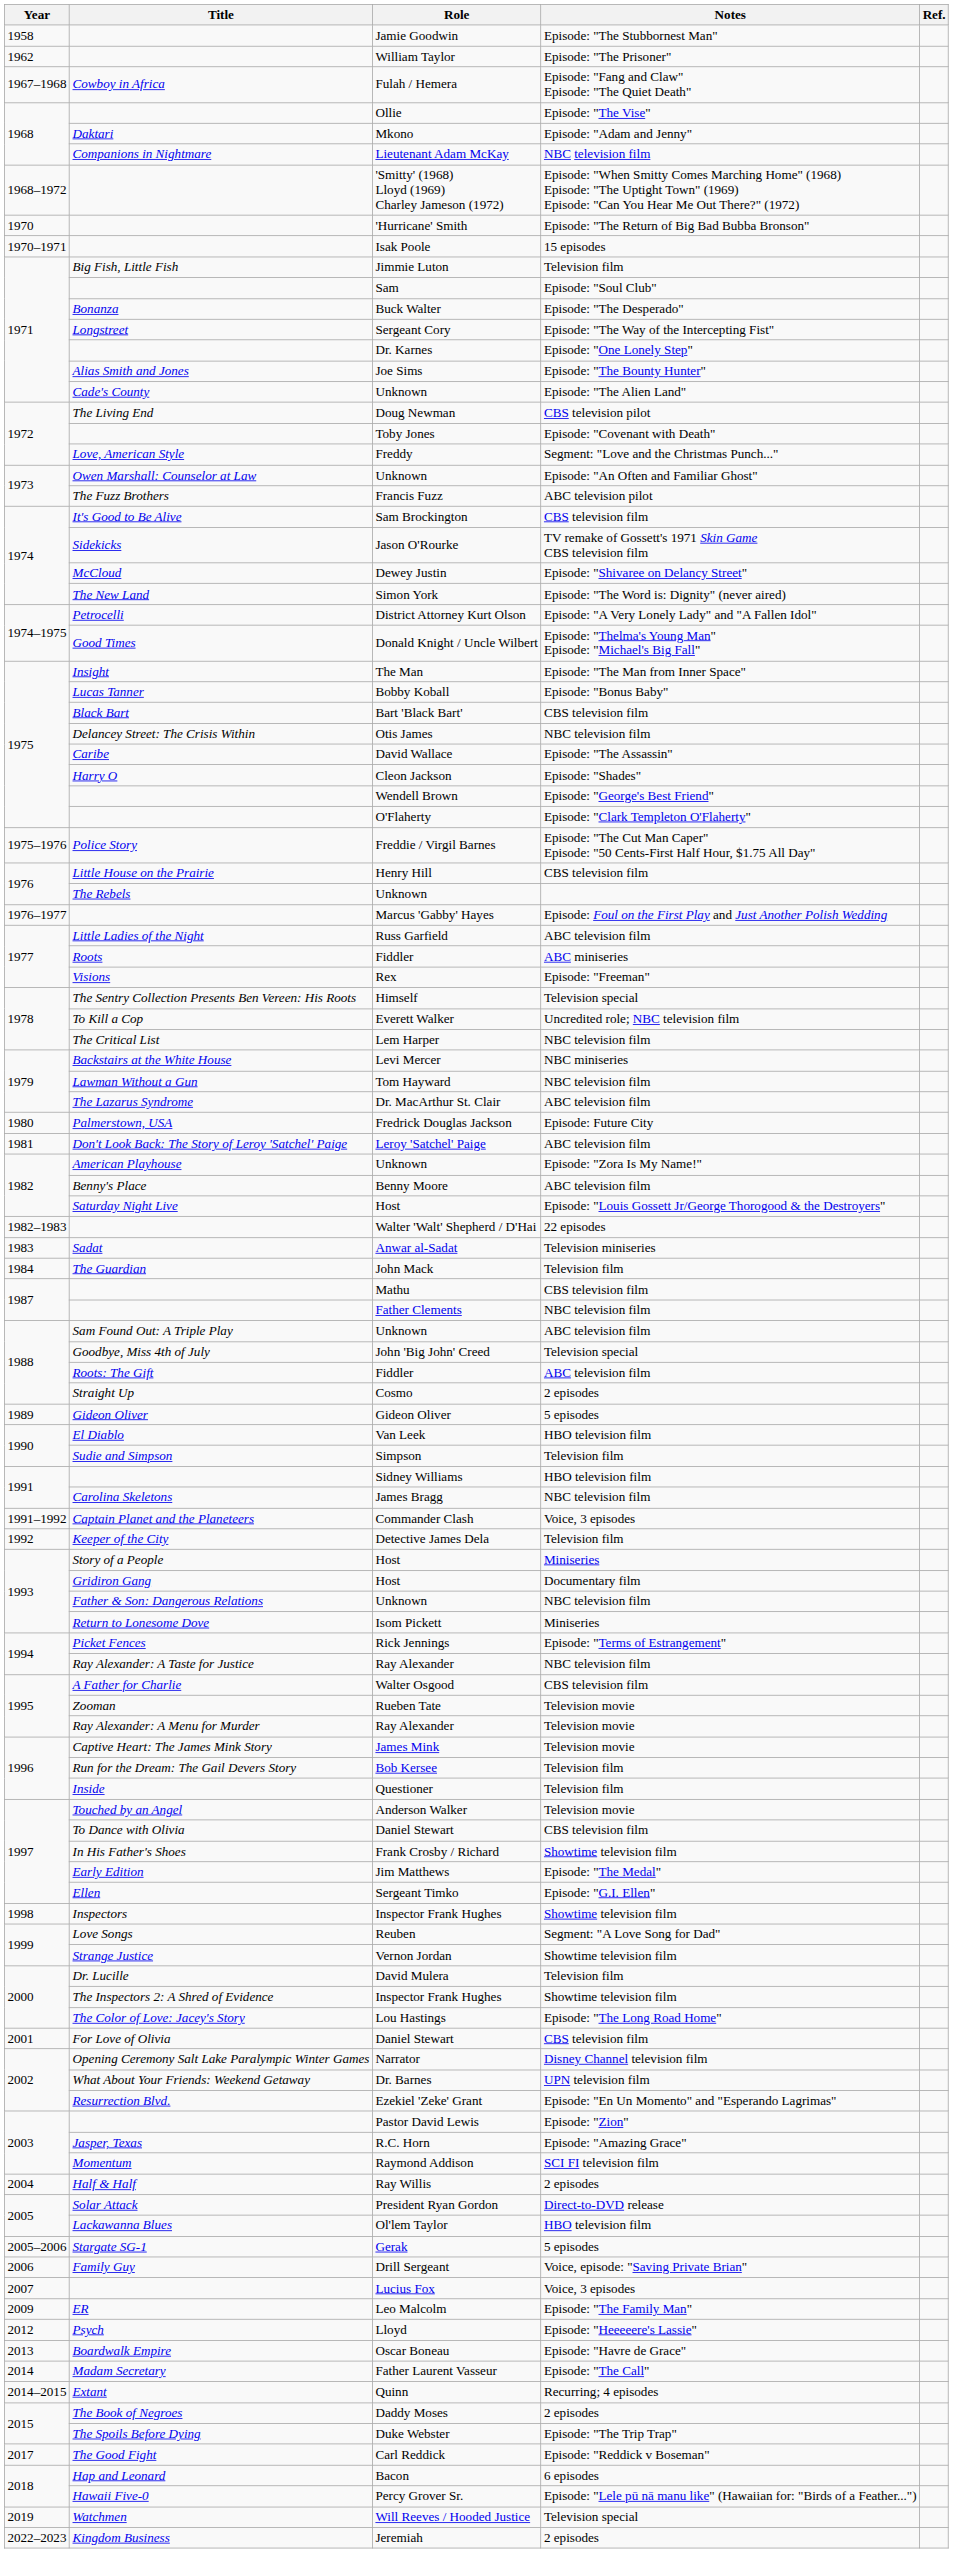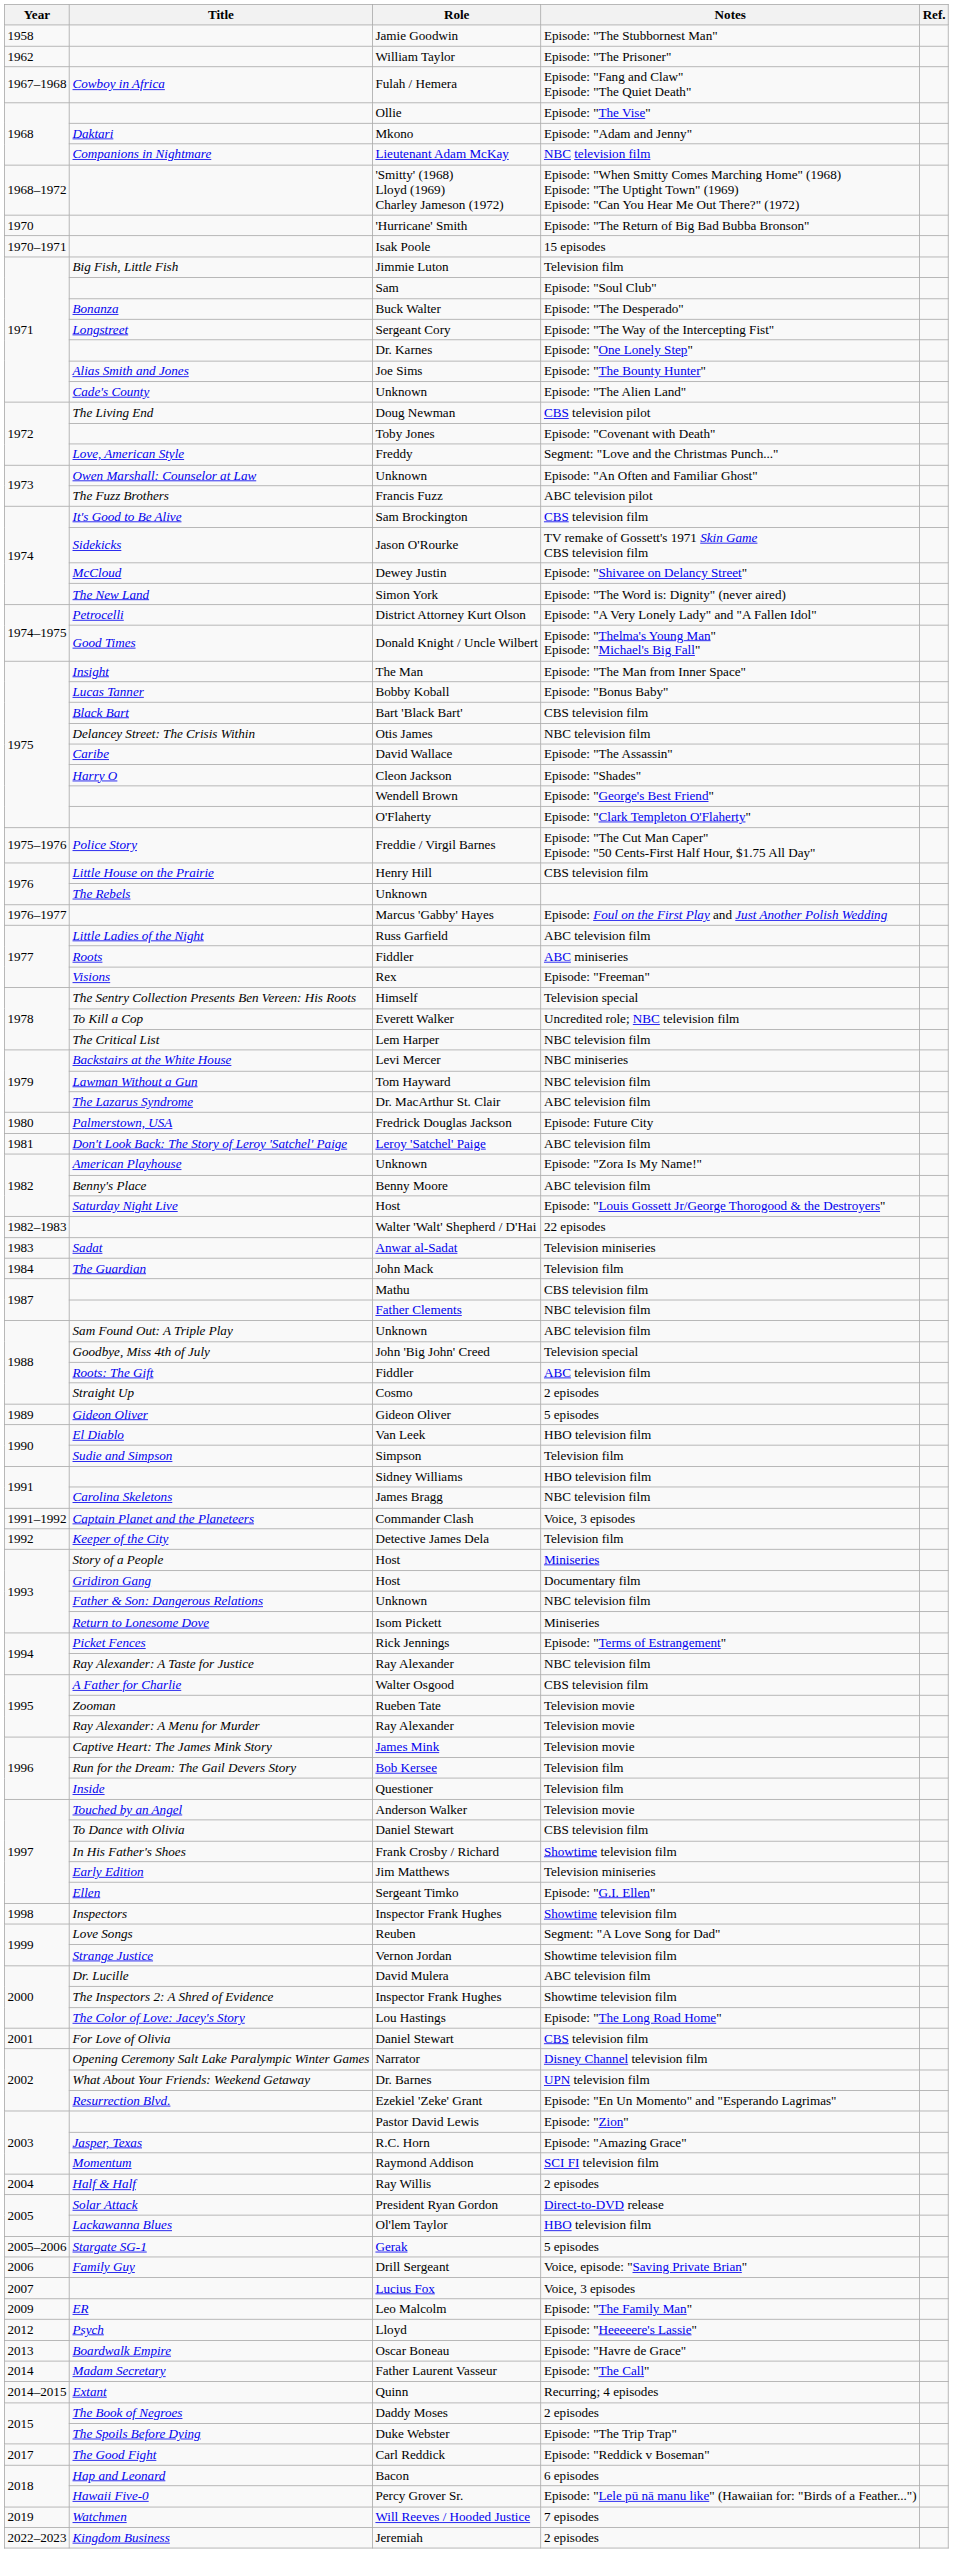(602, 1872) Episode: "The Medal" -> (600, 1872) Television miniseries
(584, 1976) Television film -> (597, 1976) ABC television film
(591, 2517) Television special -> (571, 2517) 7 episodes
